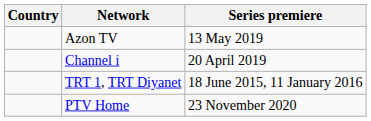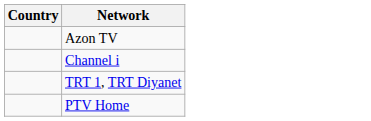- column: (275, 15)
